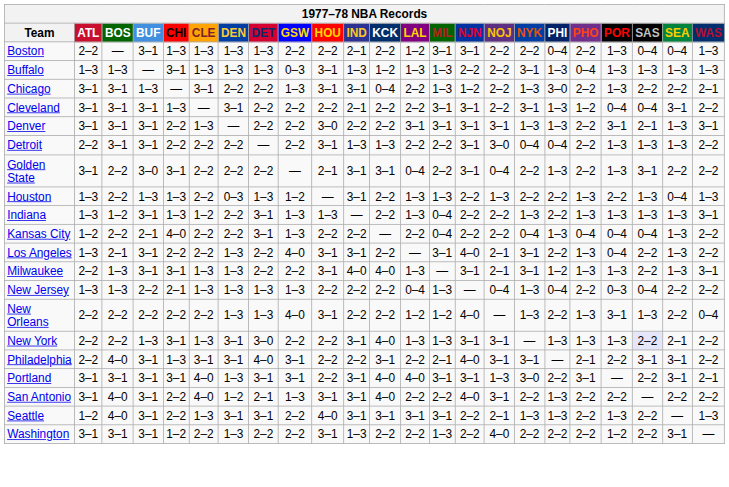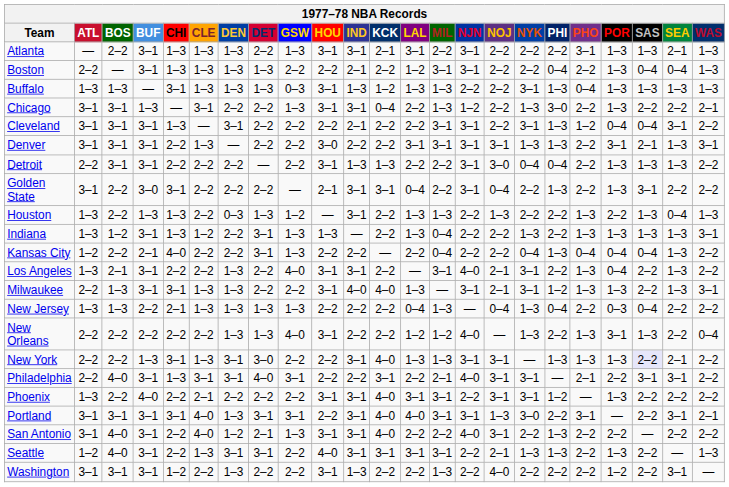+ row: (26, 51)
+ row: (29, 397)
